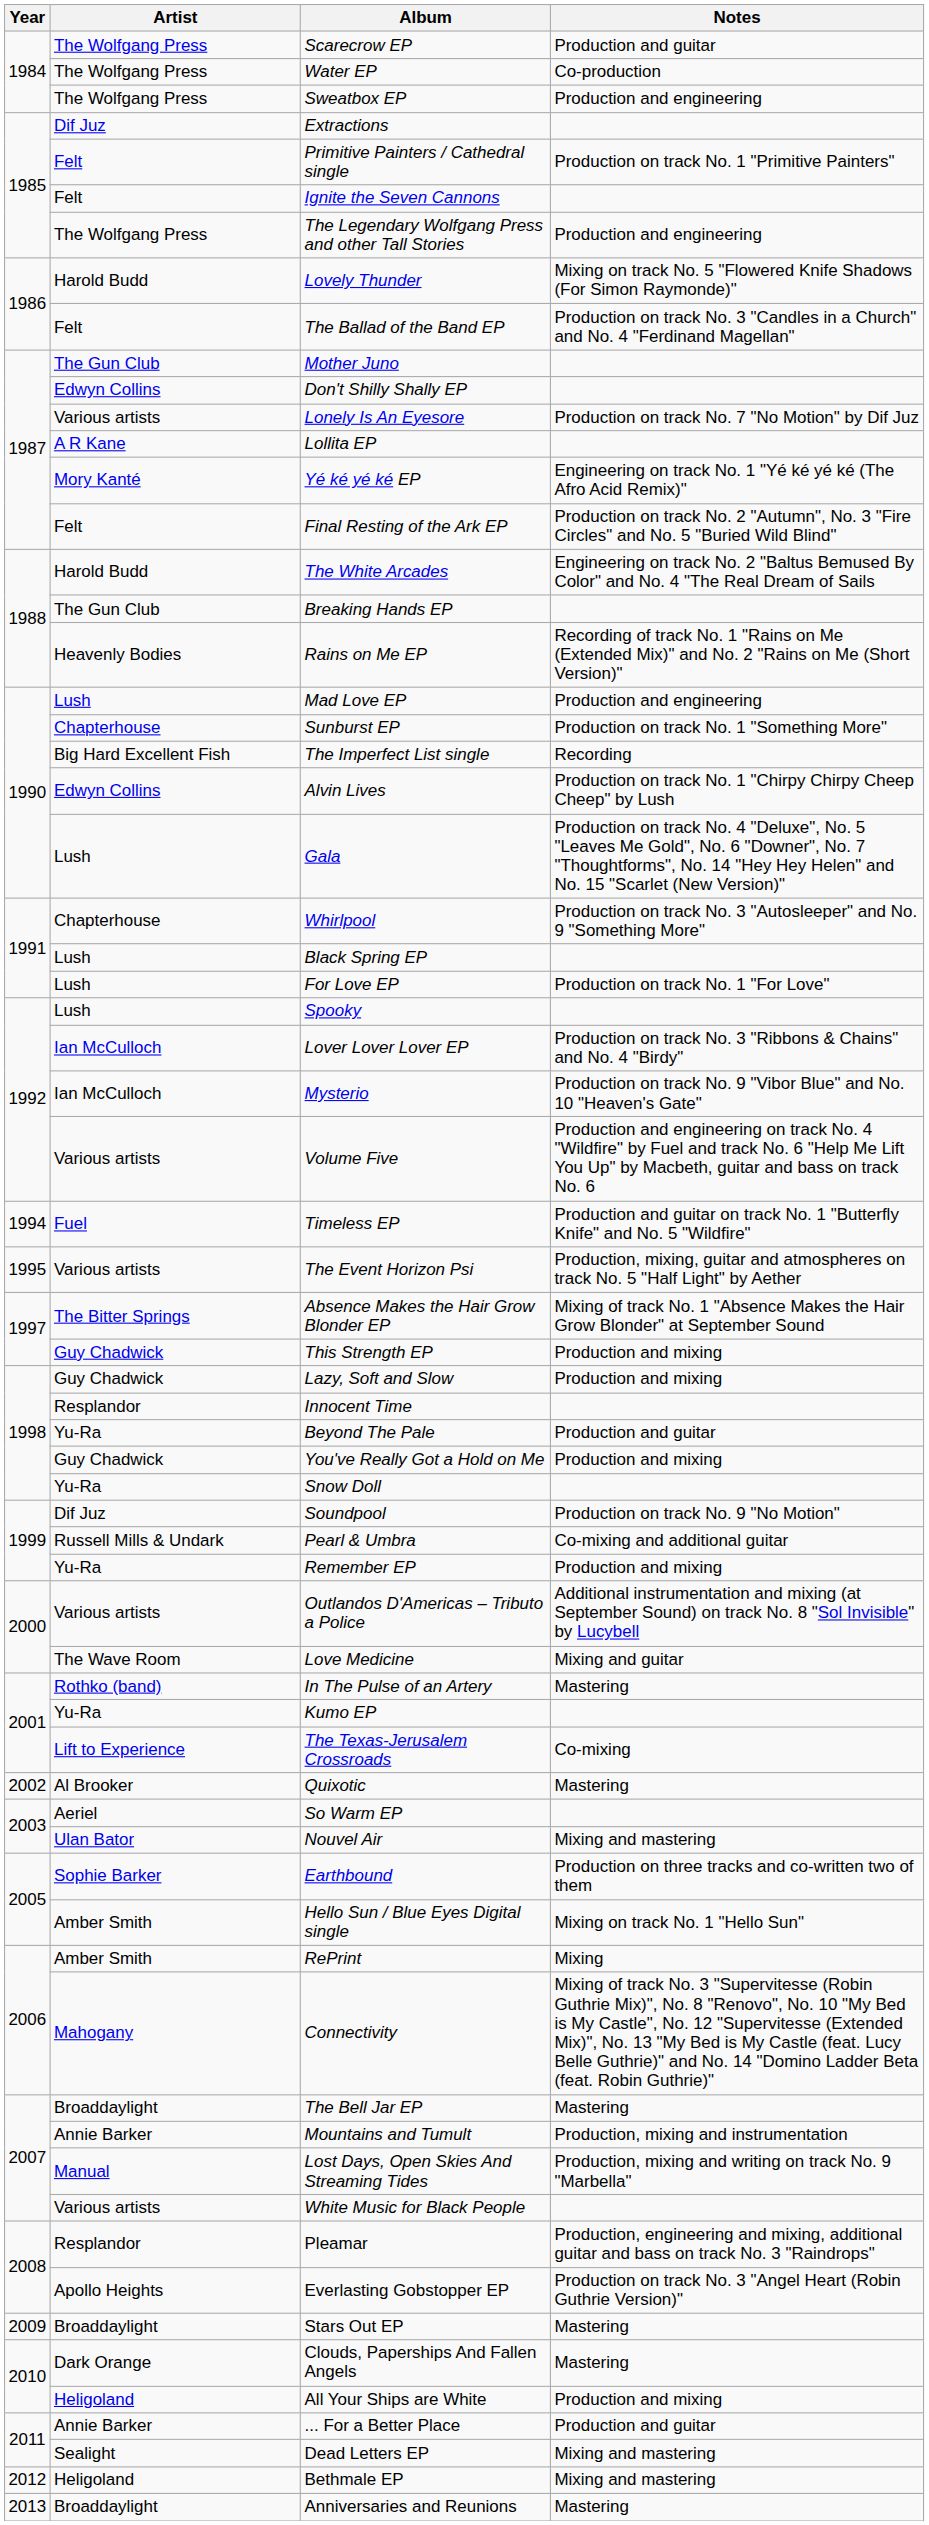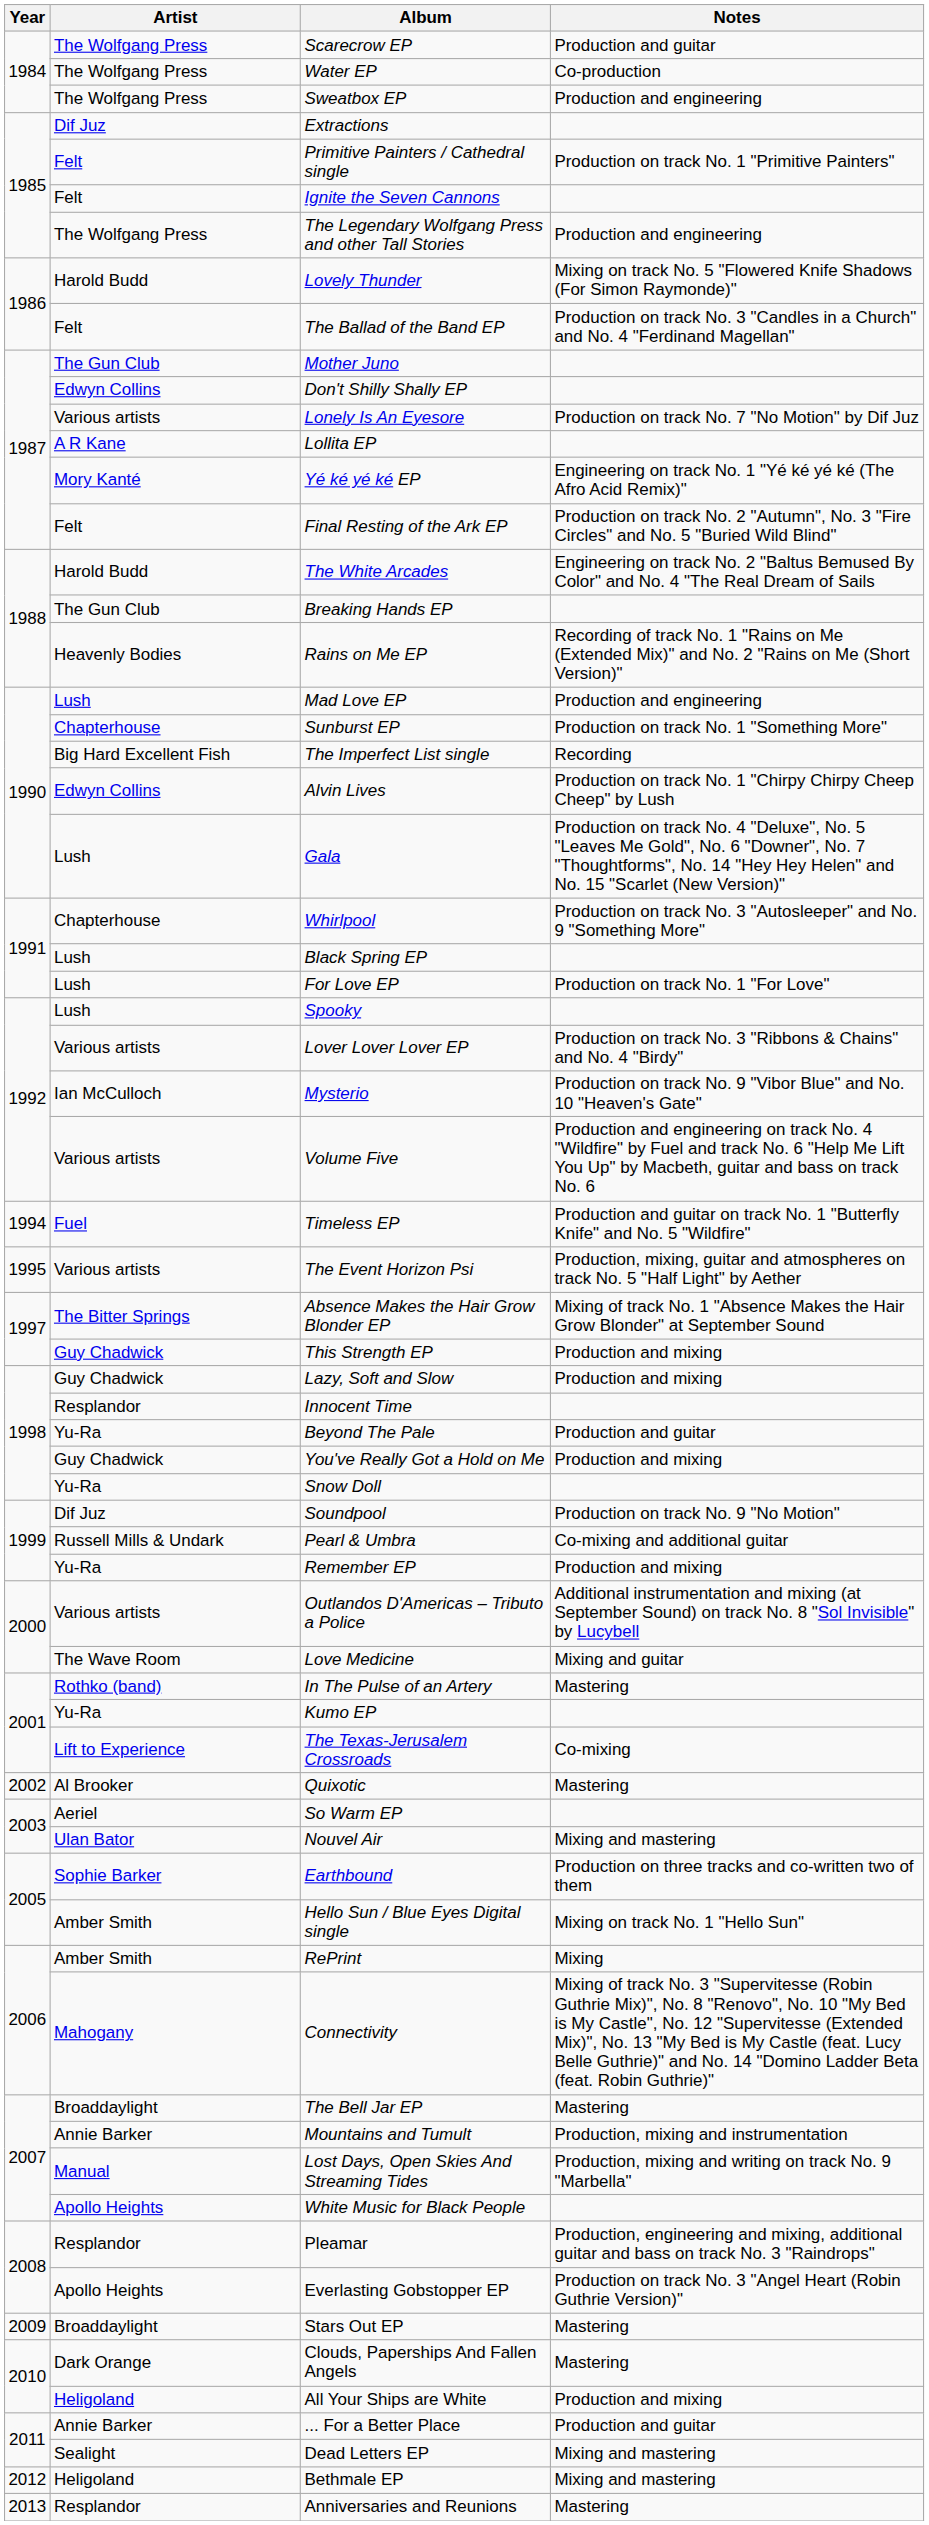(108, 1047) Ian McCulloch -> (107, 1047) Various artists
(107, 2207) Various artists -> (109, 2207) Apollo Heights
(106, 2506) Broaddaylight -> (97, 2506) Resplandor
